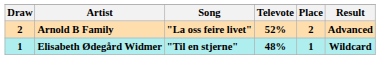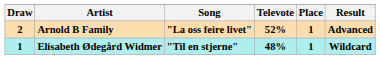(311, 29) 2 -> (311, 29) 1
